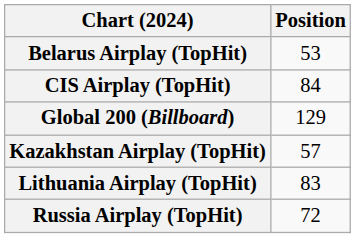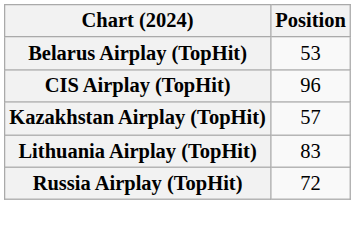(311, 85) 84 -> (311, 85) 96
- row: (138, 118)
